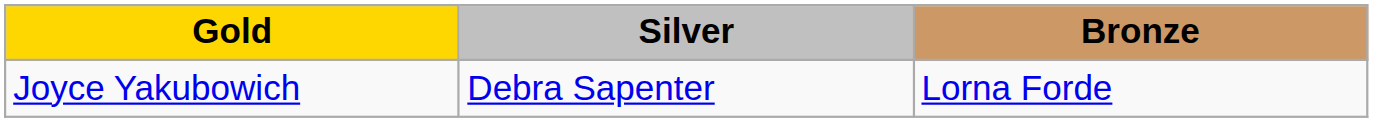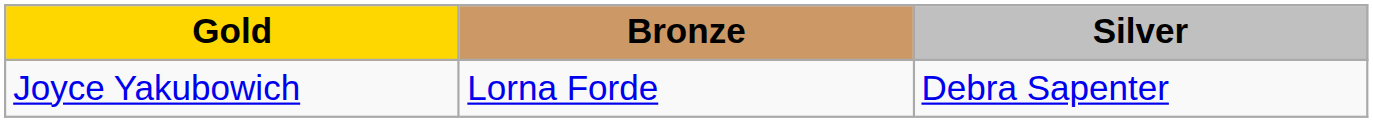columns swapped: (686, 32) <-> (1140, 32)
